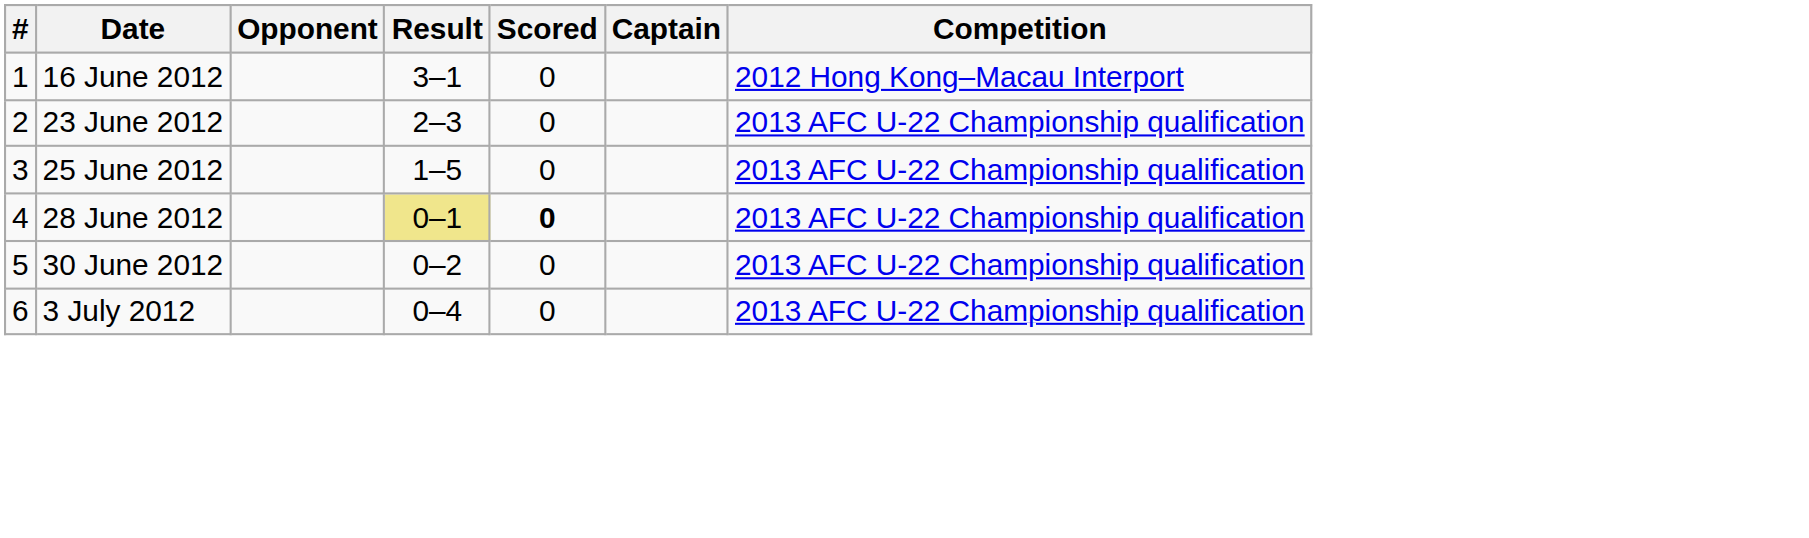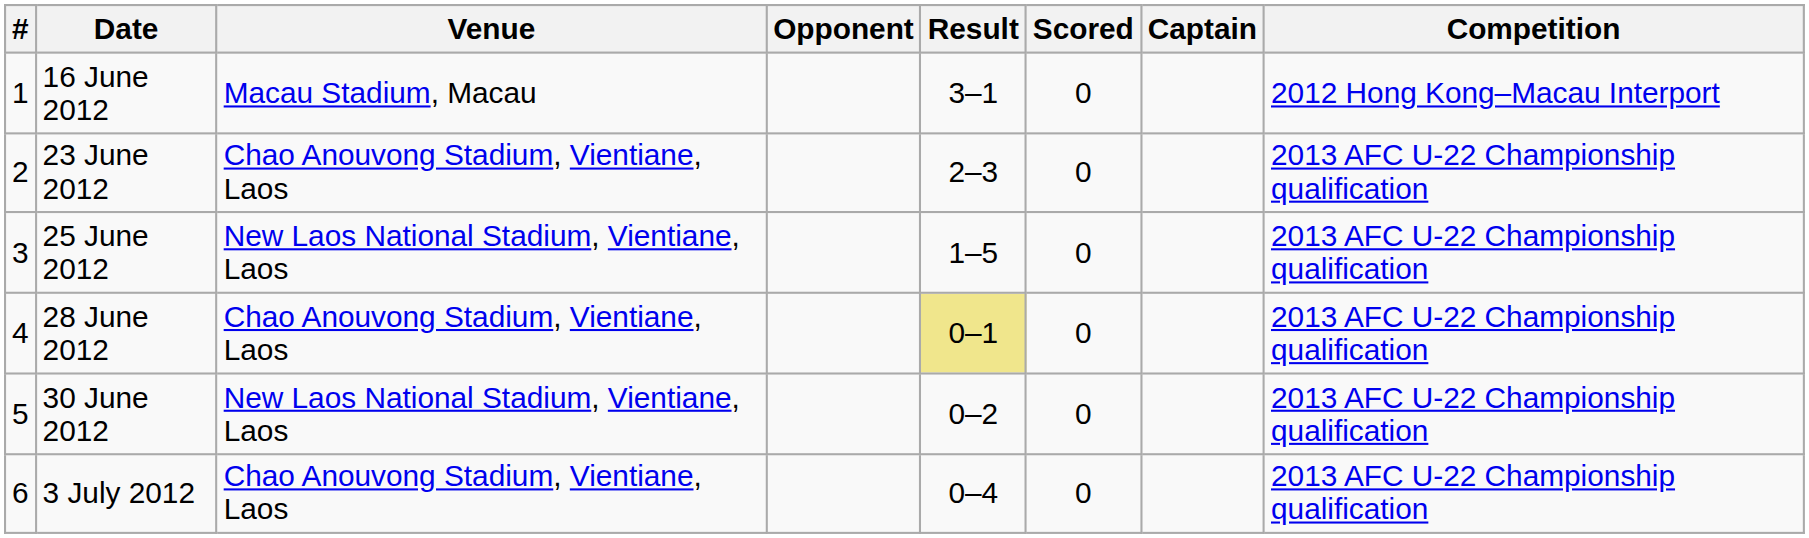+ column: (491, 29)
(547, 217) bold -> (1083, 333) normal
